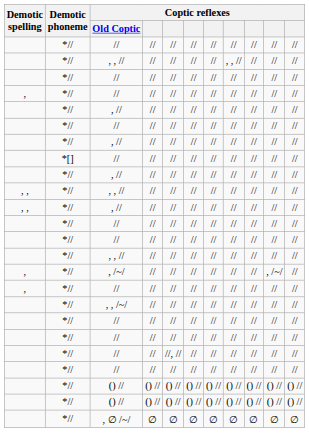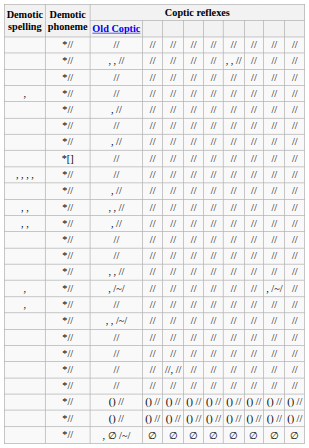+ row: (25, 175)
